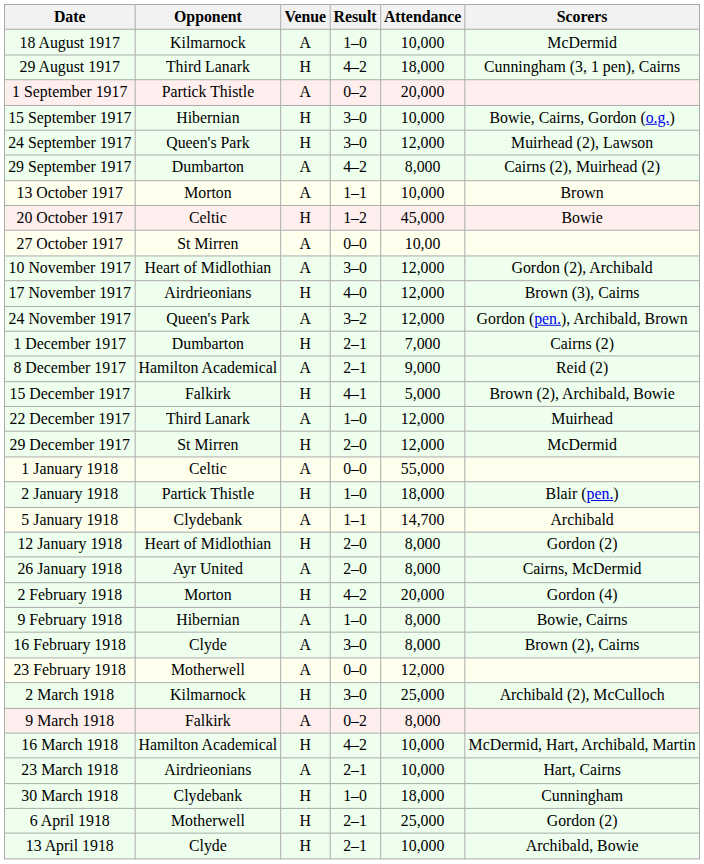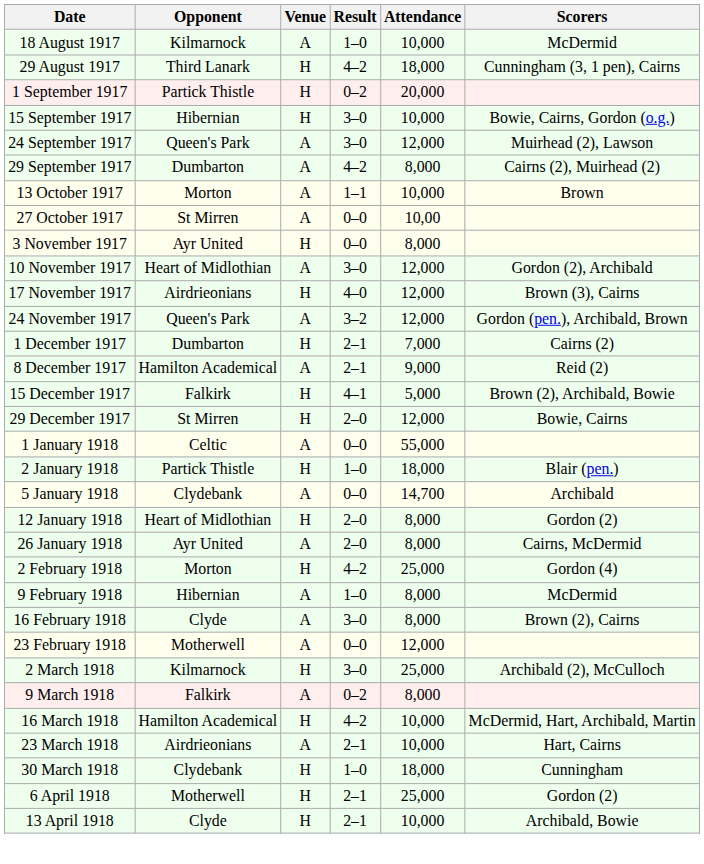(305, 92) A -> (305, 92) H
(305, 142) H -> (305, 142) A
- row: (70, 218)
+ row: (70, 243)
- row: (70, 419)
(582, 444) McDermid -> (582, 419) Bowie, Cairns
(355, 519) 1–1 -> (355, 494) 0–0
(423, 594) 20,000 -> (423, 569) 25,000
(582, 619) Bowie, Cairns -> (582, 594) McDermid
